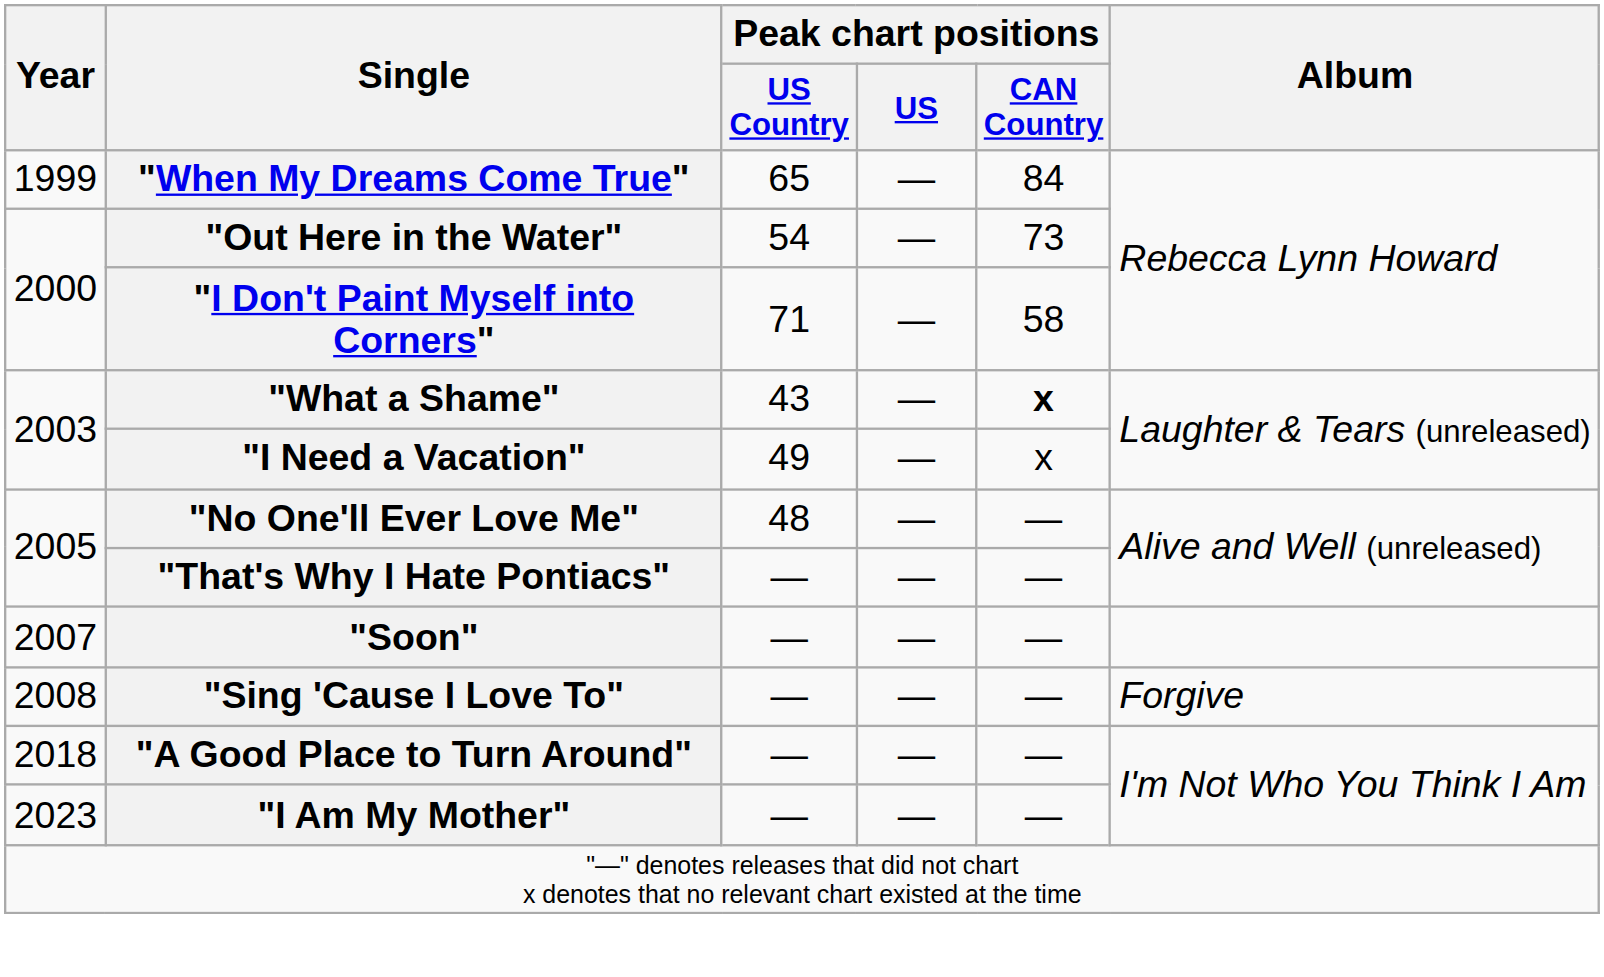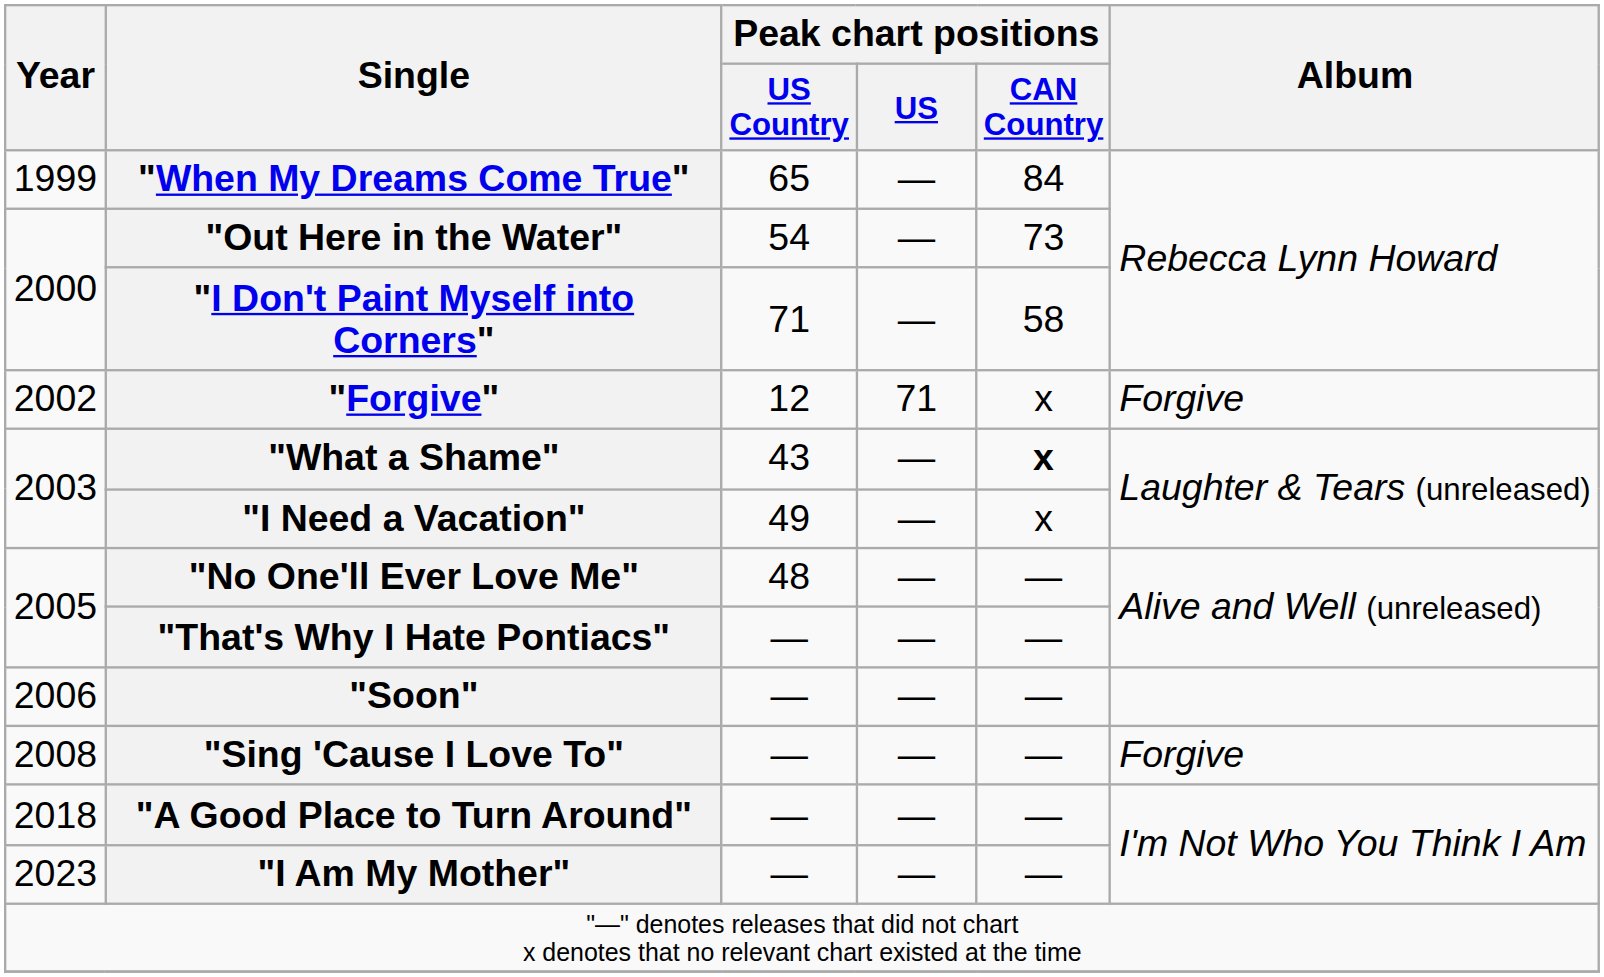+ row: (414, 398)
(55, 636) 2007 -> (55, 695) 2006
